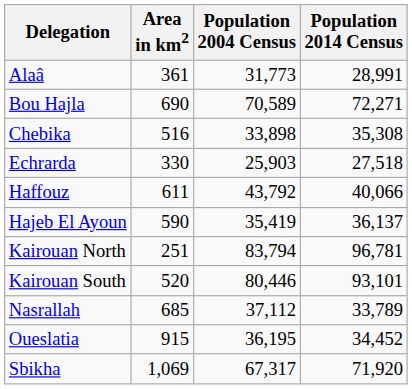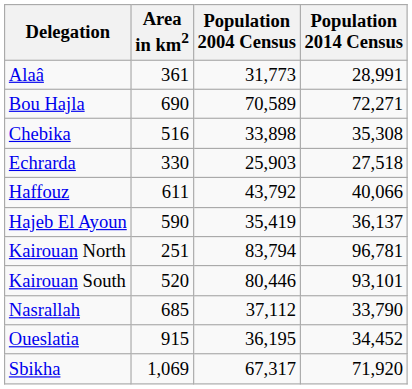(378, 310) 33,789 -> (378, 310) 33,790
